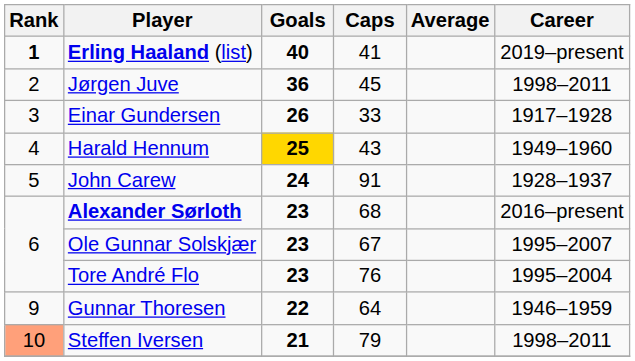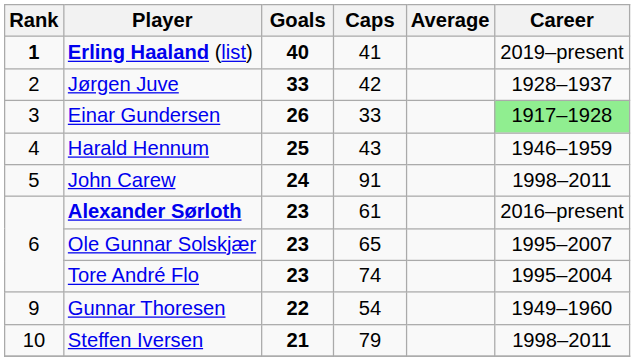(298, 84) 36 -> (298, 84) 33
(370, 84) 45 -> (370, 84) 42
(562, 84) 1998–2011 -> (562, 84) 1928–1937
(562, 116) no background -> (562, 116) lightgreen background
(298, 148) gold background -> (298, 148) no background
(562, 148) 1949–1960 -> (562, 148) 1946–1959
(562, 180) 1928–1937 -> (562, 180) 1998–2011
(370, 212) 68 -> (370, 212) 61
(370, 244) 67 -> (370, 244) 65
(370, 276) 76 -> (370, 276) 74
(370, 308) 64 -> (370, 308) 54
(562, 308) 1946–1959 -> (562, 308) 1949–1960
(34, 340) lightsalmon background -> (34, 340) no background
